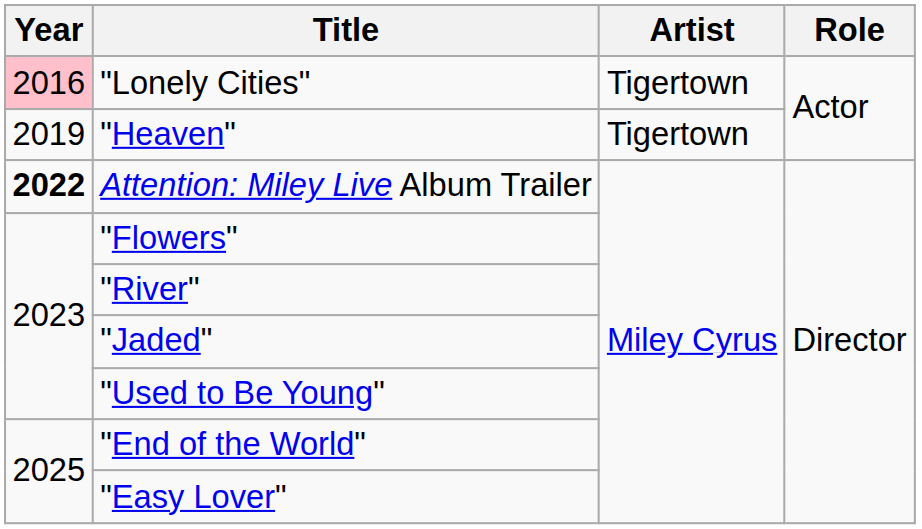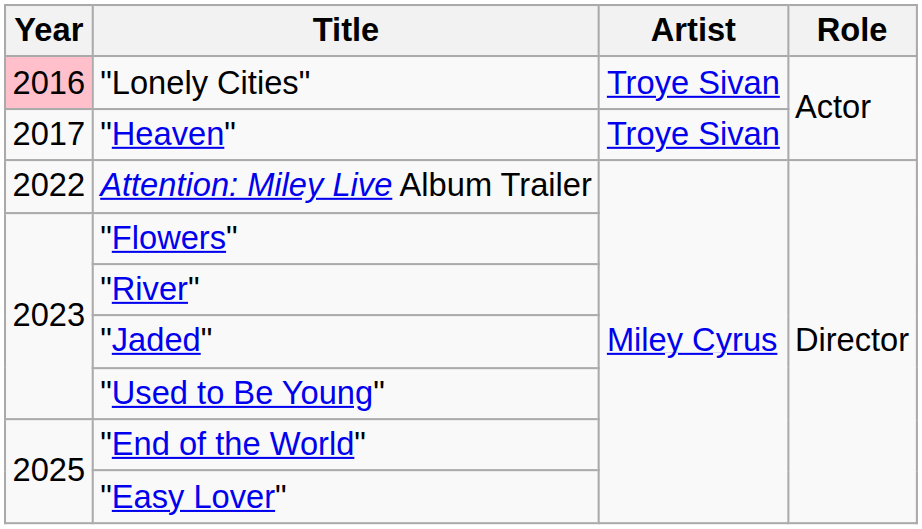(678, 82) Tigertown -> (693, 82) Troye Sivan
(49, 133) 2019 -> (49, 133) 2017
(678, 133) Tigertown -> (693, 133) Troye Sivan
(49, 185) bold -> (49, 185) normal
